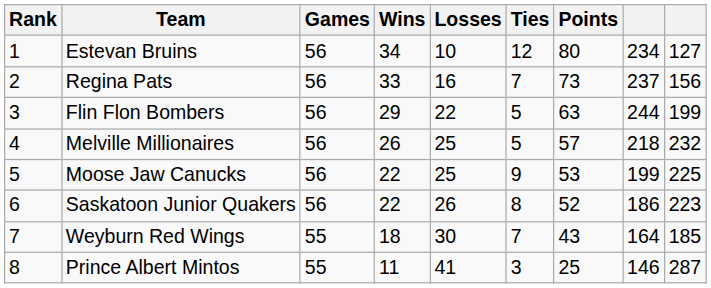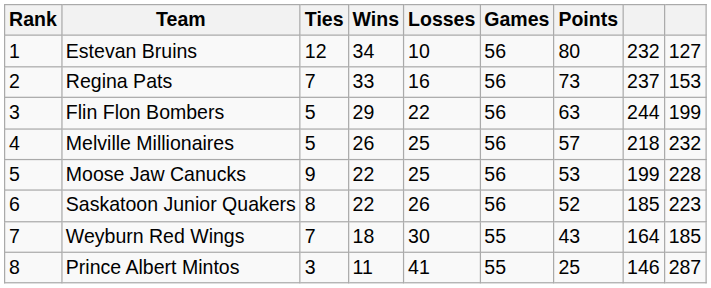columns swapped: (337, 19) <-> (530, 19)
(643, 50) 234 -> (643, 50) 232
(685, 81) 156 -> (685, 81) 153
(685, 174) 225 -> (685, 174) 228
(643, 205) 186 -> (643, 205) 185
